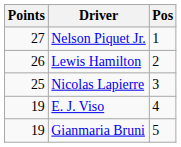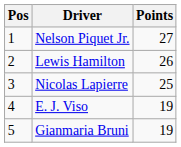columns swapped: (163, 15) <-> (26, 15)
